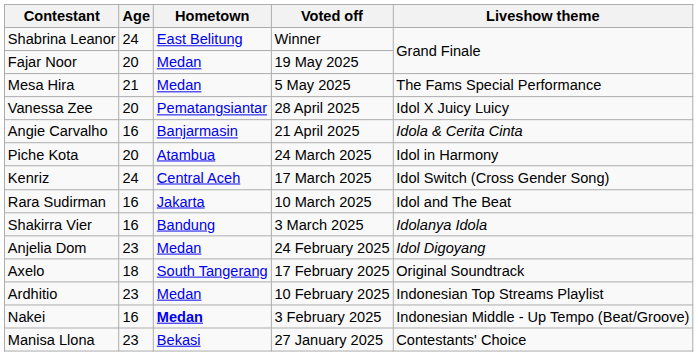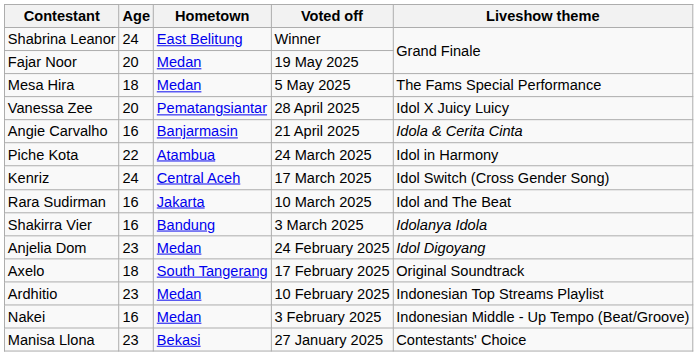(131, 86) 21 -> (131, 86) 18
(131, 155) 20 -> (131, 155) 22
(180, 317) bold -> (179, 317) normal
